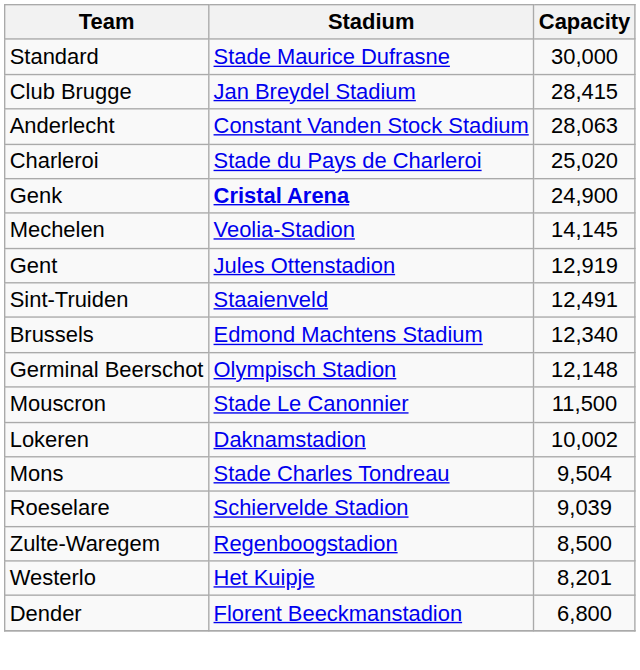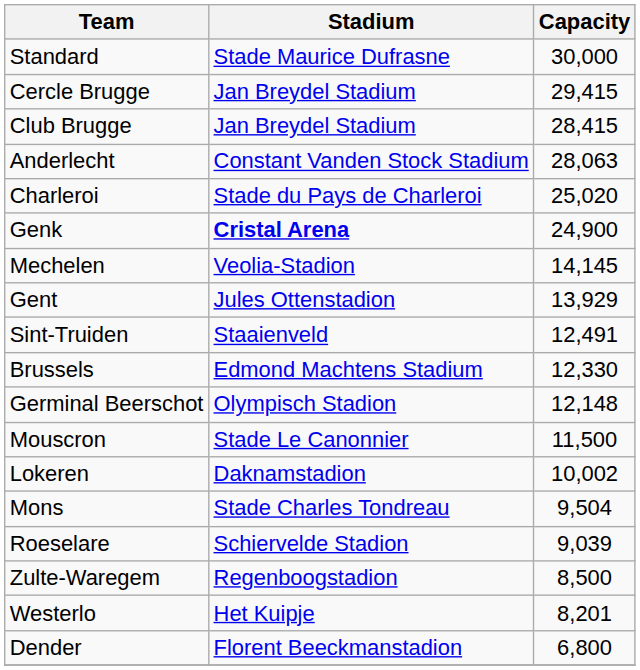+ row: (80, 91)
(585, 265) 12,919 -> (585, 299) 13,929
(585, 334) 12,340 -> (585, 369) 12,330
